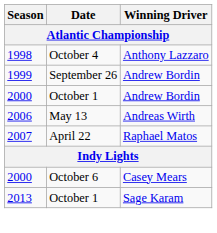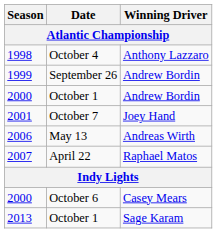+ row: (20, 116)
